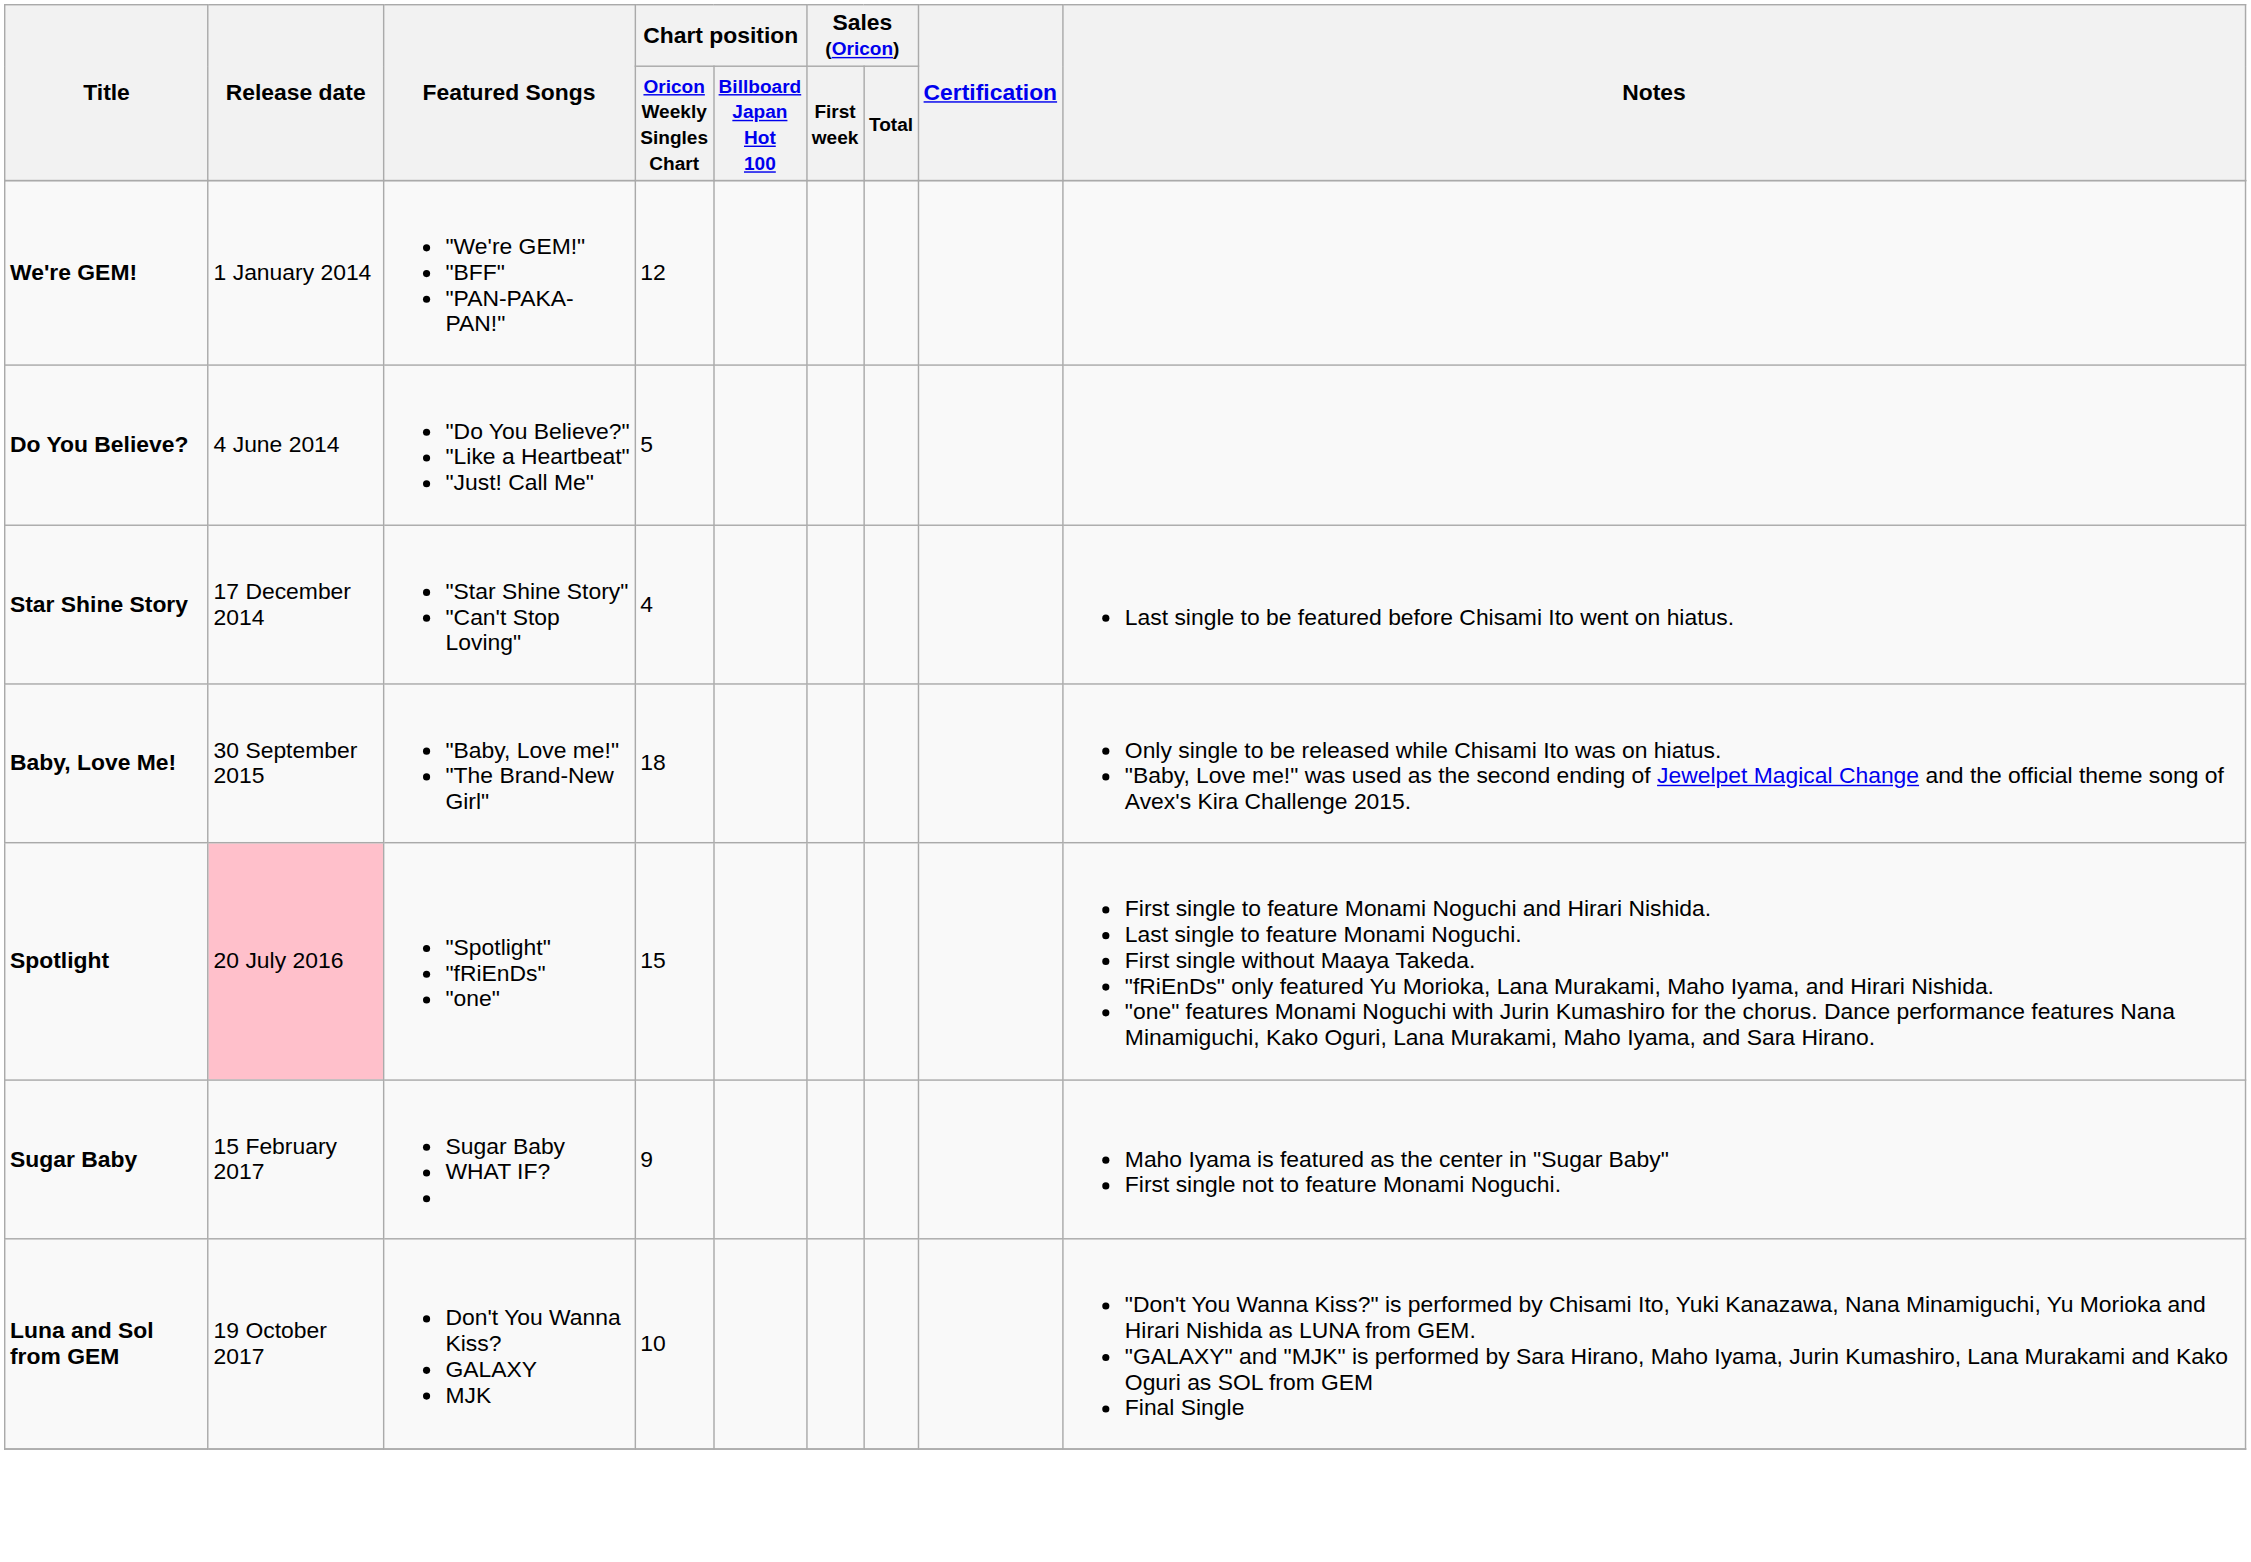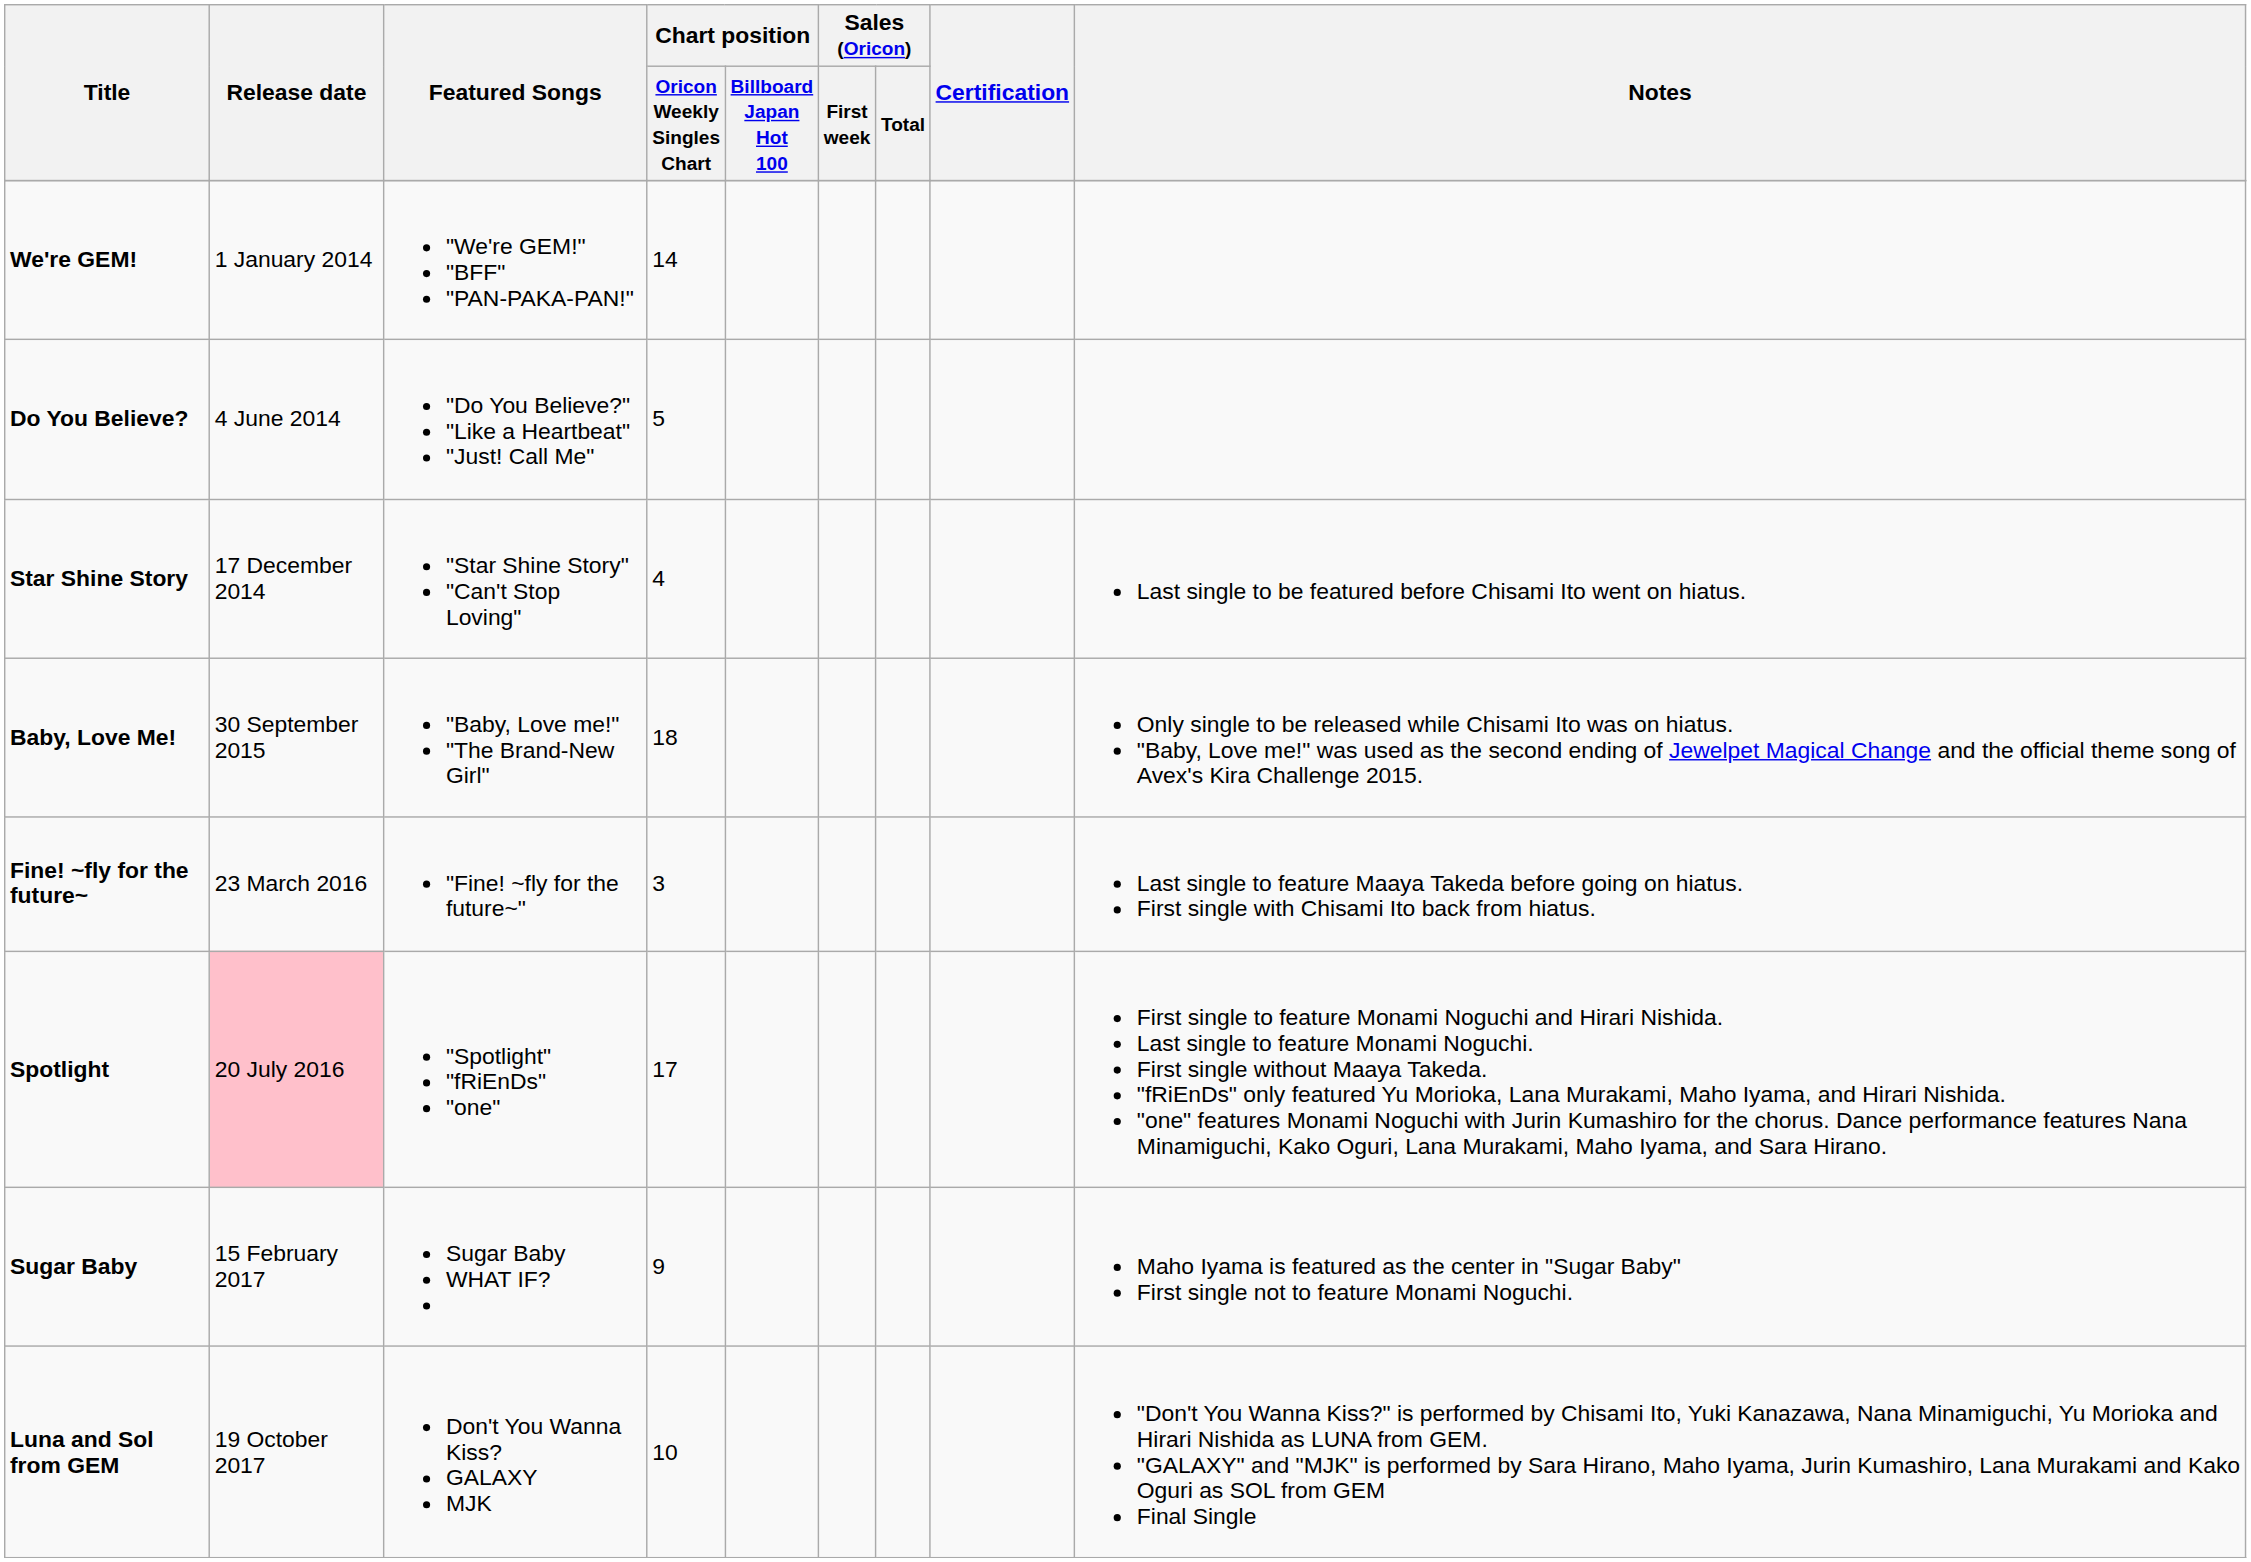(653, 272) 12 -> (665, 259) 14
+ row: (99, 883)
(653, 961) 15 -> (665, 1068) 17
